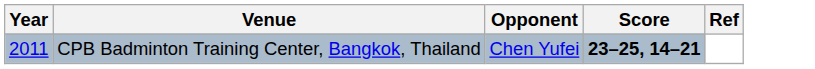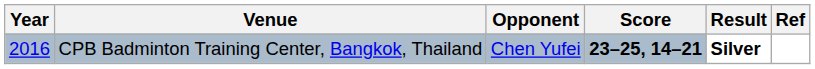+ column: (739, 20)
(29, 49) 2011 -> (29, 49) 2016
